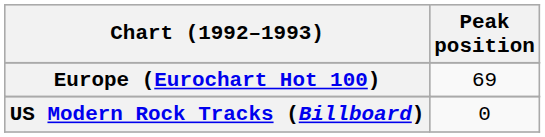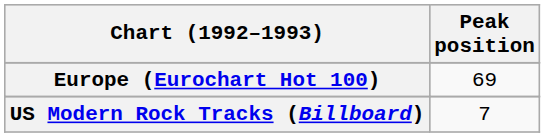(485, 114) 0 -> (485, 114) 7
